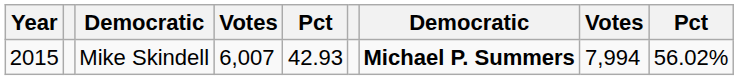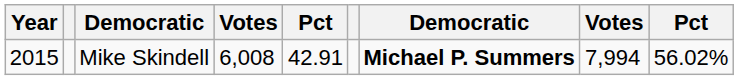(247, 57) 6,007 -> (247, 57) 6,008
(315, 57) 42.93 -> (315, 57) 42.91
